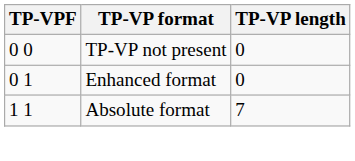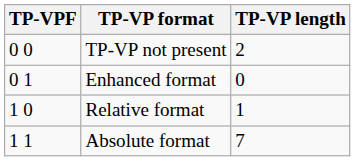(240, 49) 0 -> (240, 49) 2
+ row: (145, 110)
